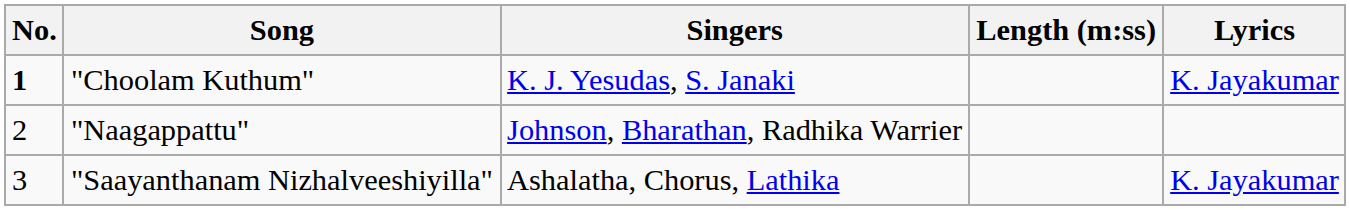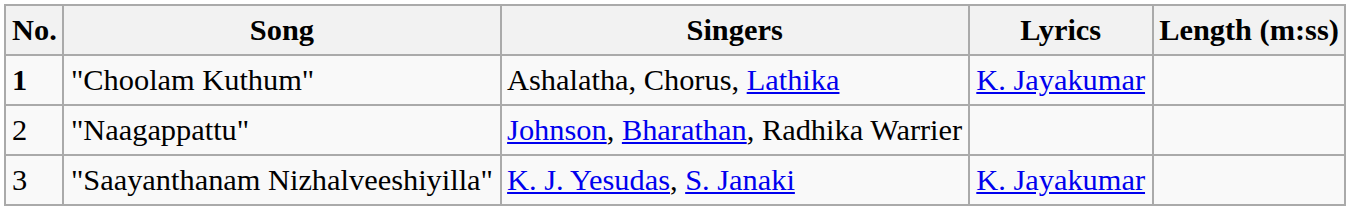columns swapped: (1254, 29) <-> (1066, 29)
(651, 79) K. J. Yesudas, S. Janaki -> (673, 79) Ashalatha, Chorus, Lathika
(673, 180) Ashalatha, Chorus, Lathika -> (651, 180) K. J. Yesudas, S. Janaki
